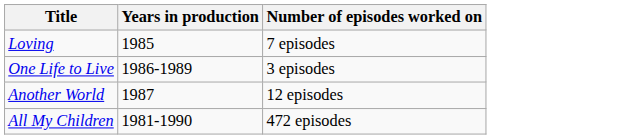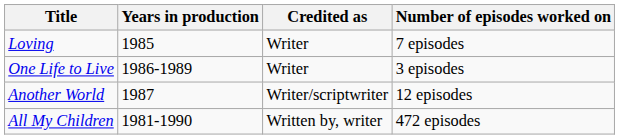+ column: (327, 17)
